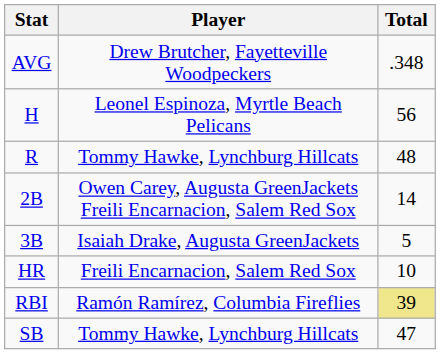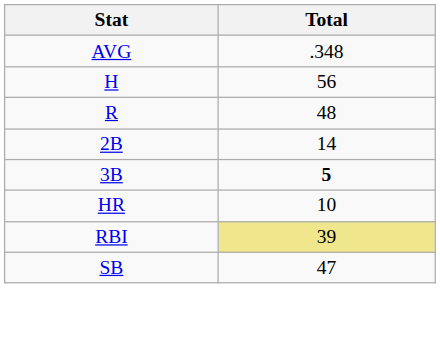- column: (218, 19)
(406, 240) normal -> (326, 174) bold
